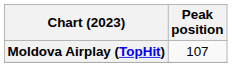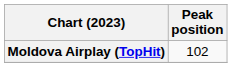(197, 51) 107 -> (197, 51) 102
